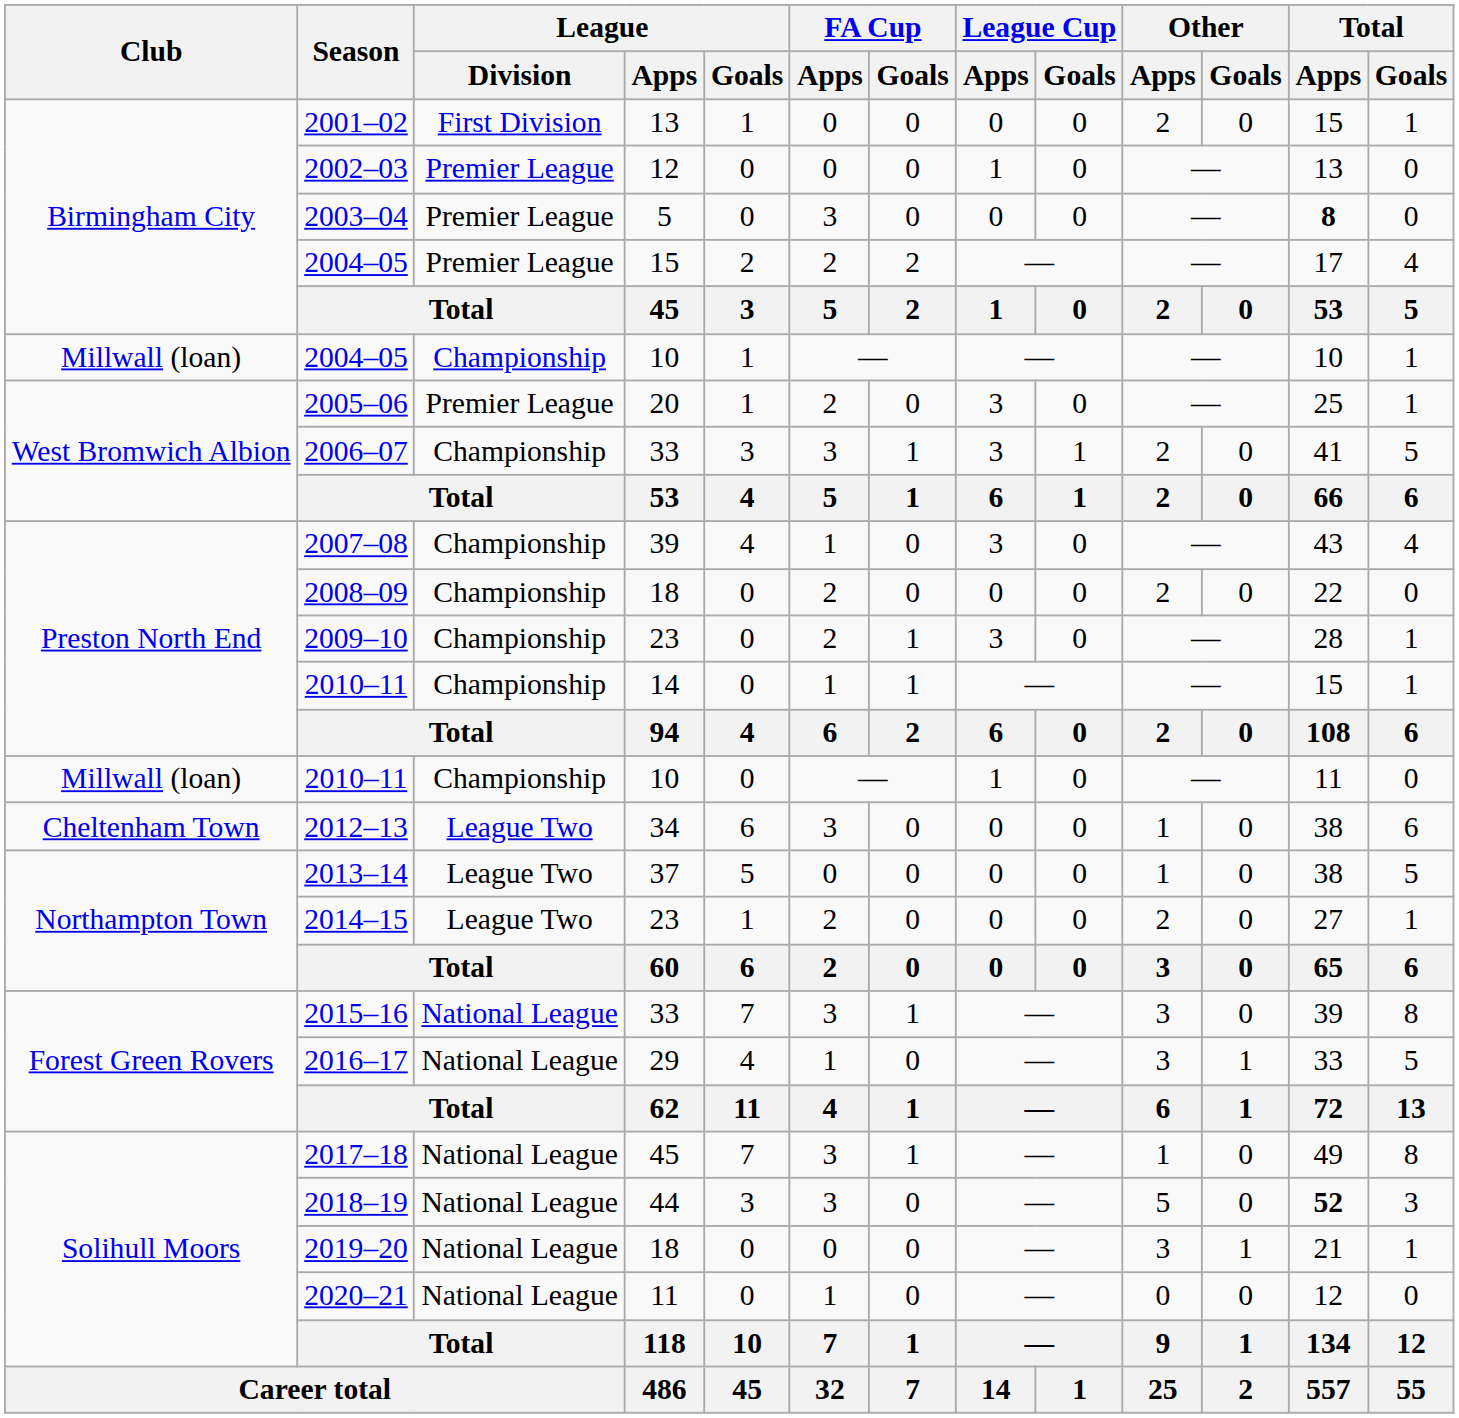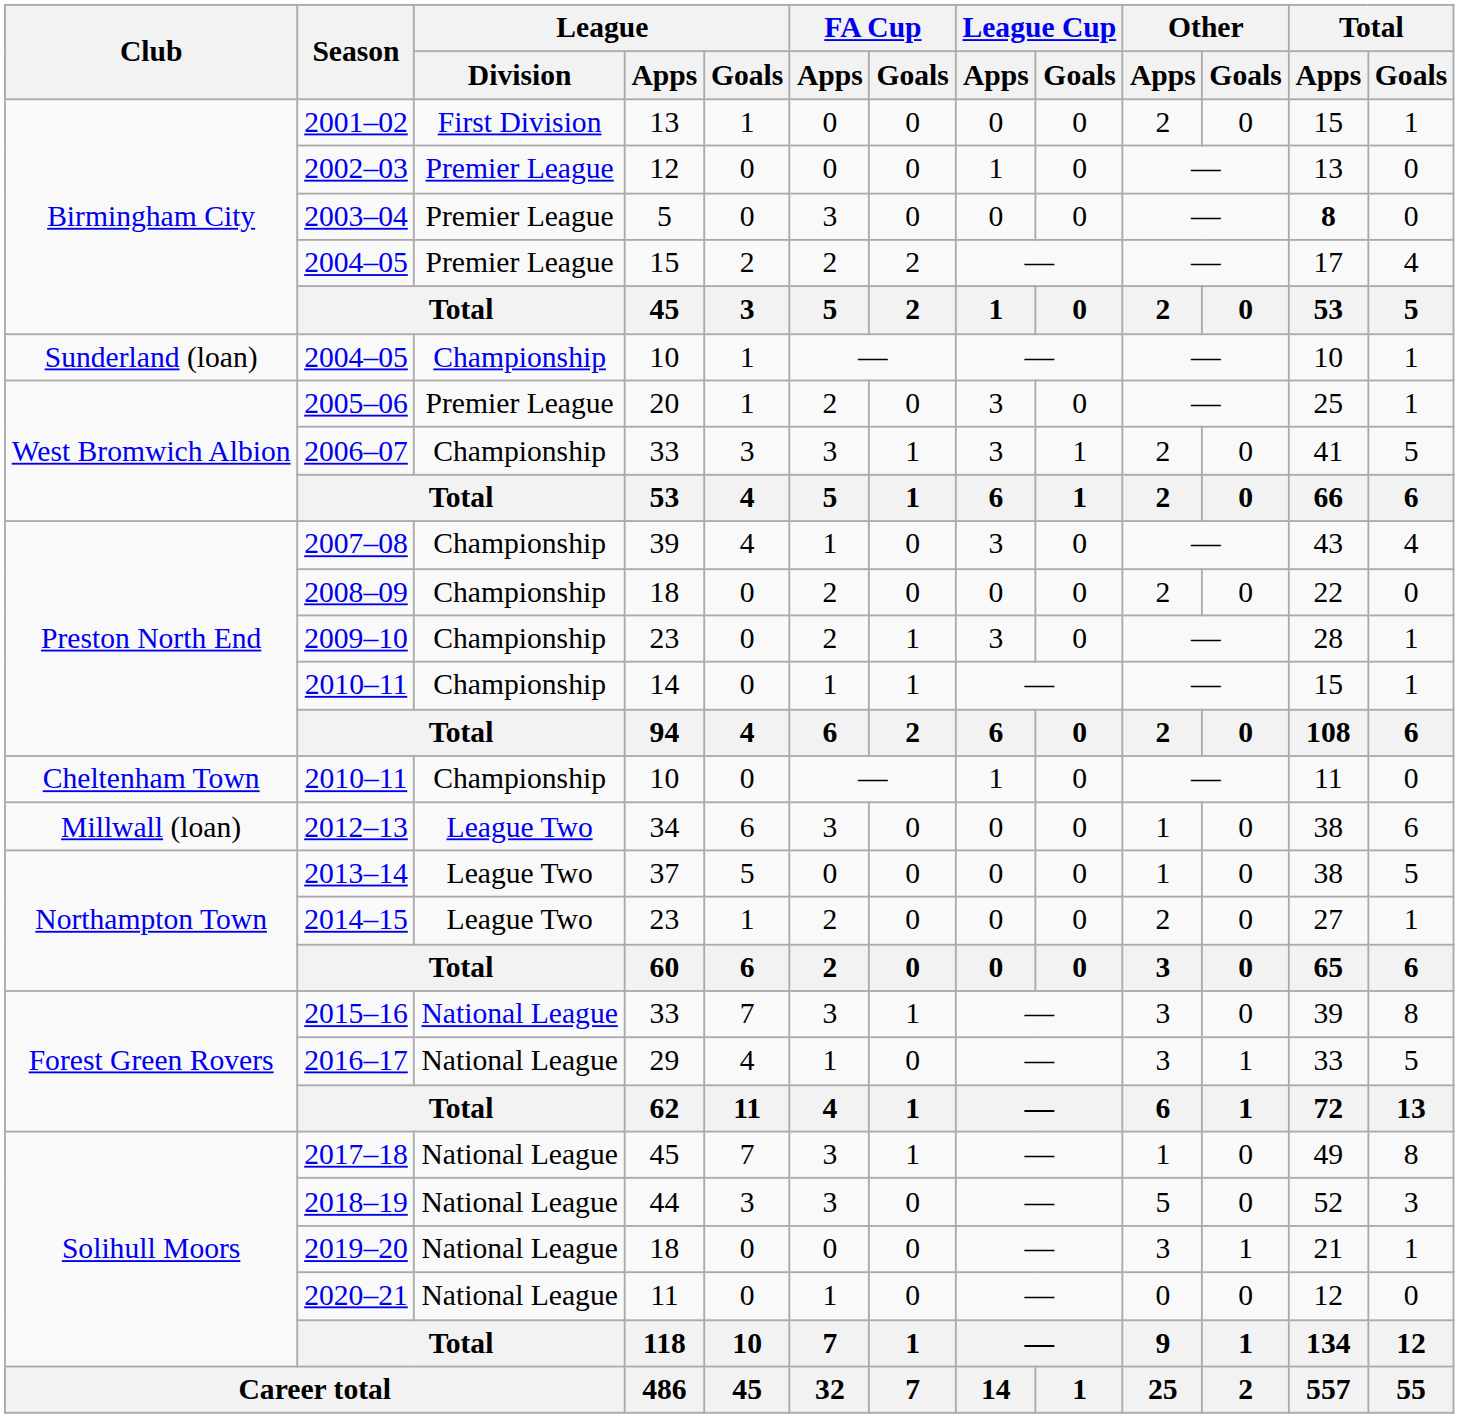(151, 356) Millwall (loan) -> (151, 356) Sunderland (loan)
(151, 779) Millwall (loan) -> (151, 779) Cheltenham Town
(151, 826) Cheltenham Town -> (151, 826) Millwall (loan)
(1328, 1201) bold -> (1328, 1201) normal
